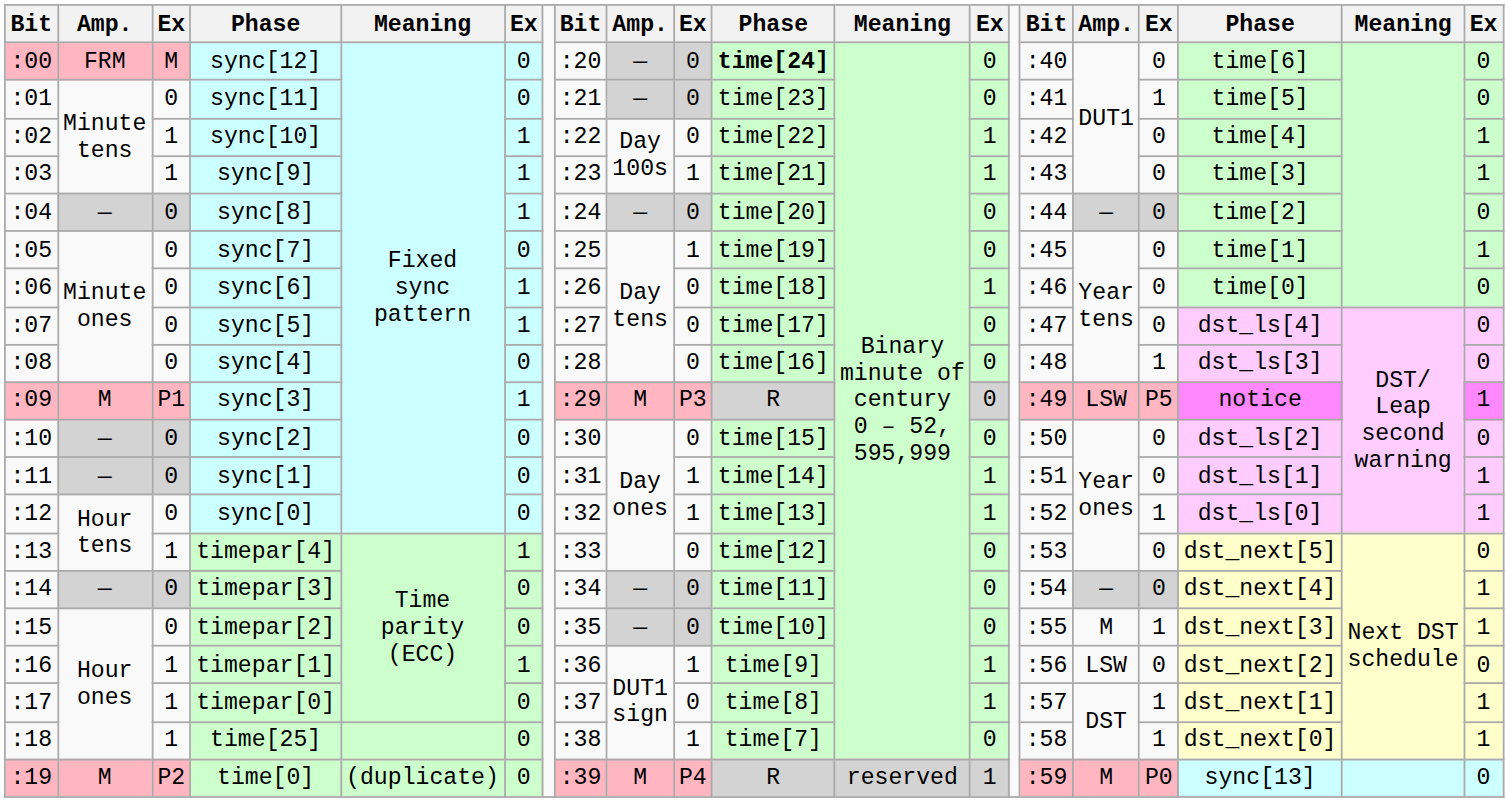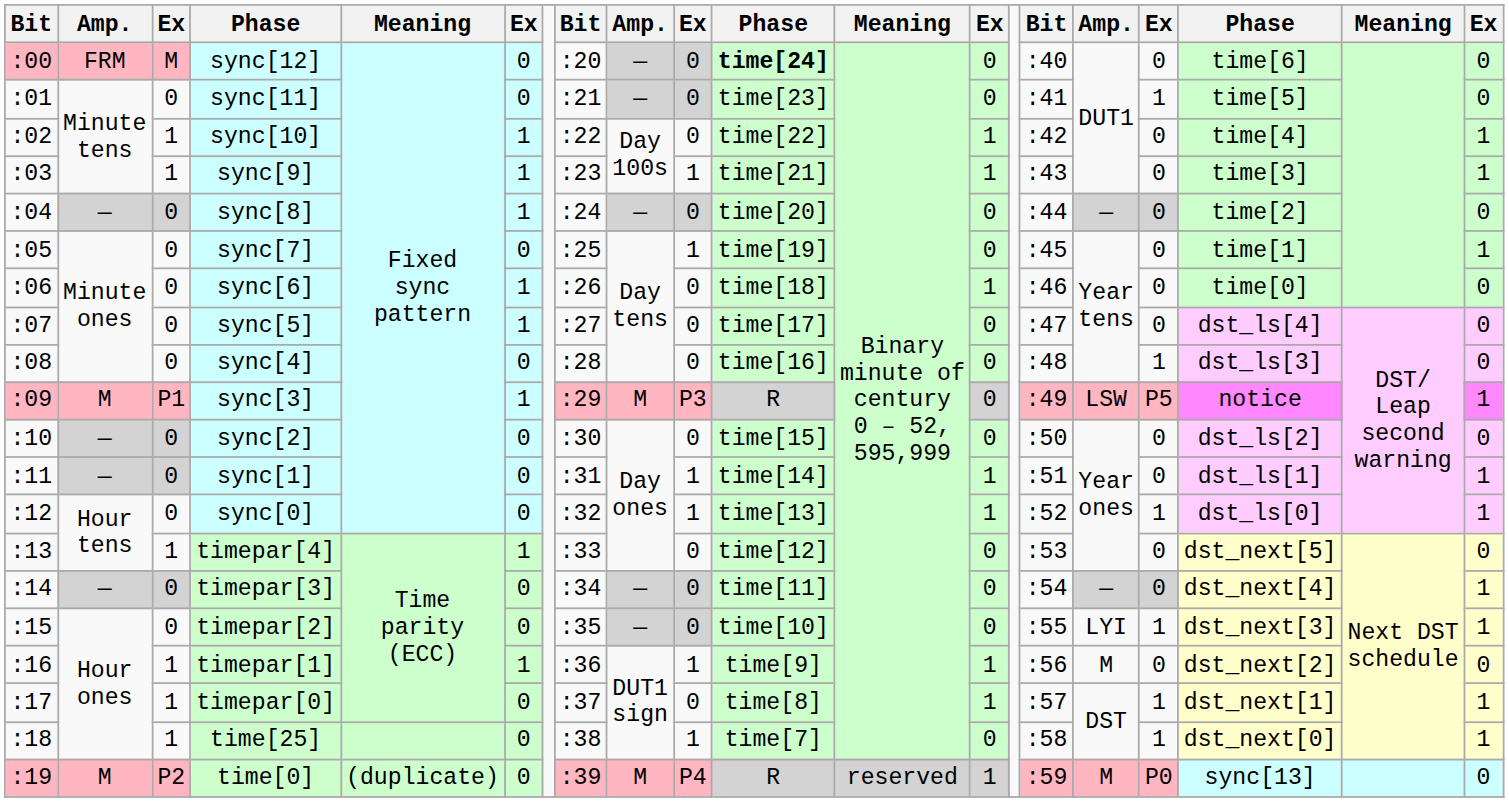(1106, 627) M -> (1106, 627) LYI
(1106, 665) LSW -> (1106, 665) M
